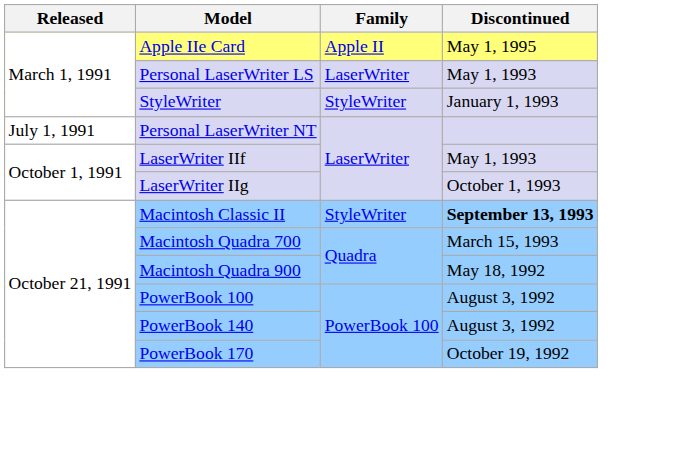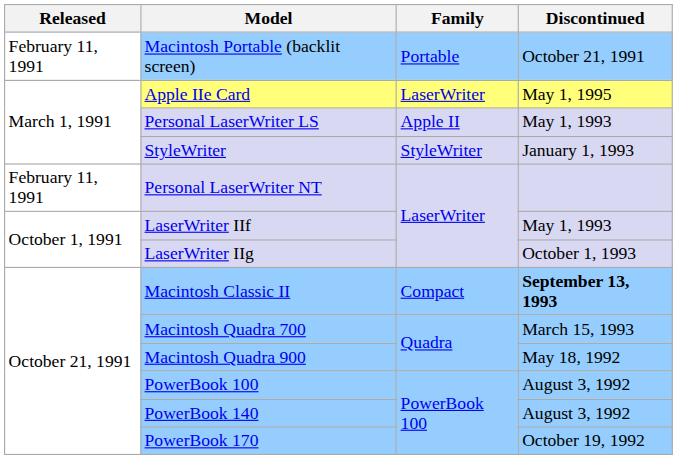+ row: (242, 56)
(354, 46) Apple II -> (443, 94) LaserWriter
(367, 74) LaserWriter -> (430, 121) Apple II
(52, 130) July 1, 1991 -> (53, 187) February 11, 1991
(365, 213) StyleWriter -> (432, 291) Compact
